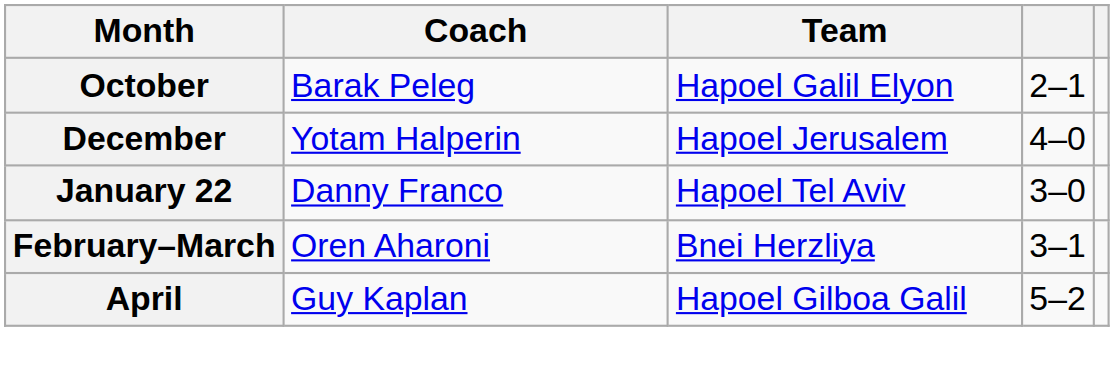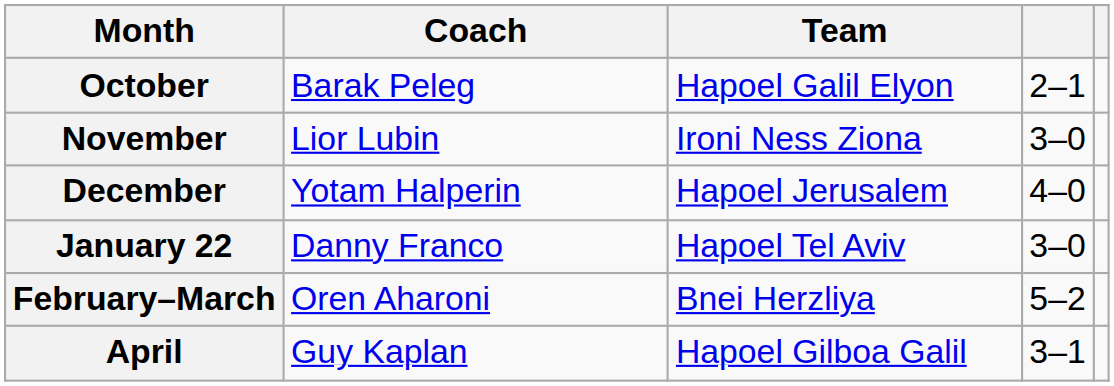+ row: (144, 138)
(1058, 245) 3–1 -> (1058, 298) 5–2
(1058, 298) 5–2 -> (1058, 352) 3–1
